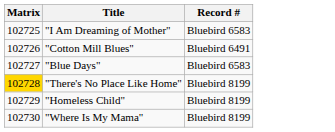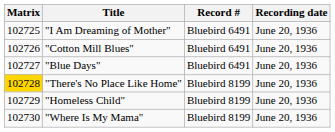+ column: (291, 13)
(219, 30) Bluebird 6583 -> (219, 30) Bluebird 6491
(219, 65) Bluebird 6583 -> (219, 65) Bluebird 6491
